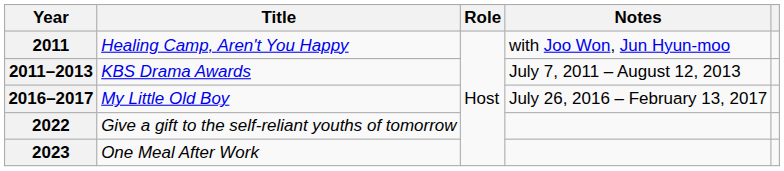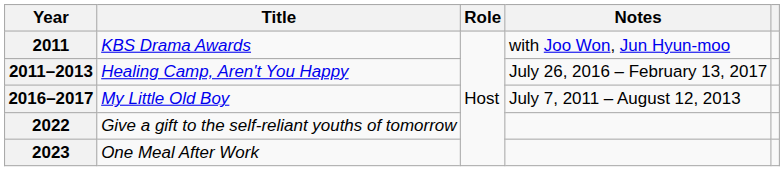(225, 44) Healing Camp, Aren't You Happy -> (176, 44) KBS Drama Awards
(176, 71) KBS Drama Awards -> (225, 71) Healing Camp, Aren't You Happy
(625, 71) July 7, 2011 – August 12, 2013 -> (638, 71) July 26, 2016 – February 13, 2017
(638, 98) July 26, 2016 – February 13, 2017 -> (625, 98) July 7, 2011 – August 12, 2013
